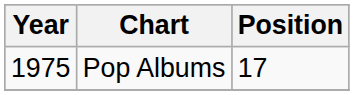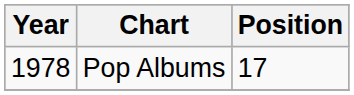(41, 68) 1975 -> (41, 68) 1978
